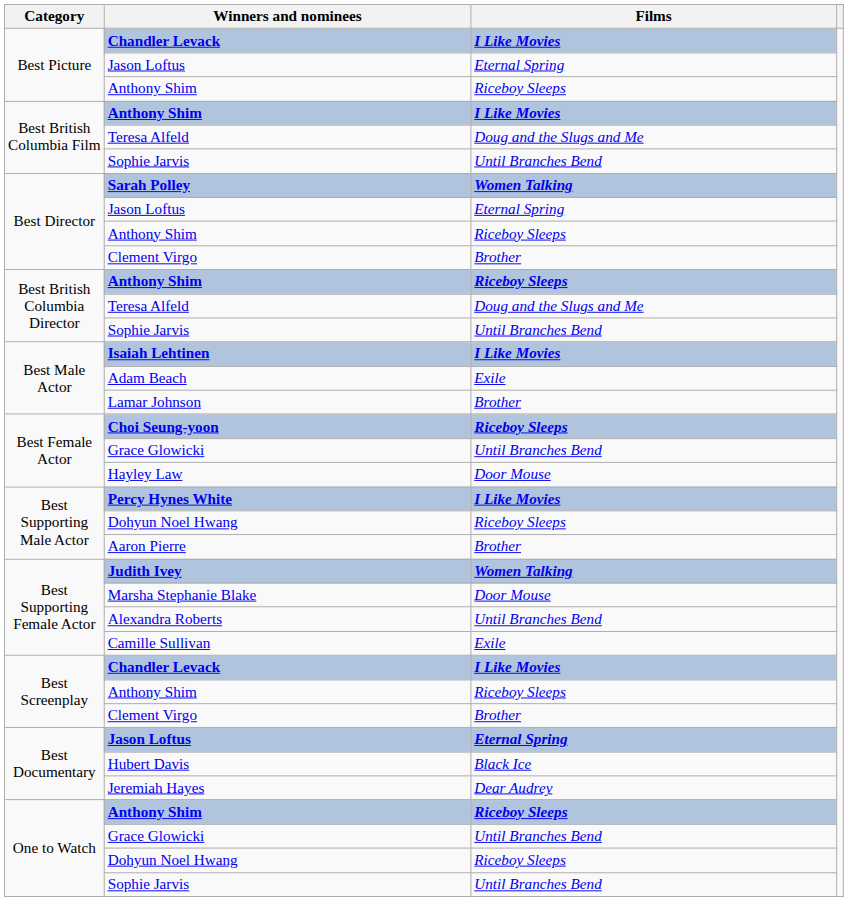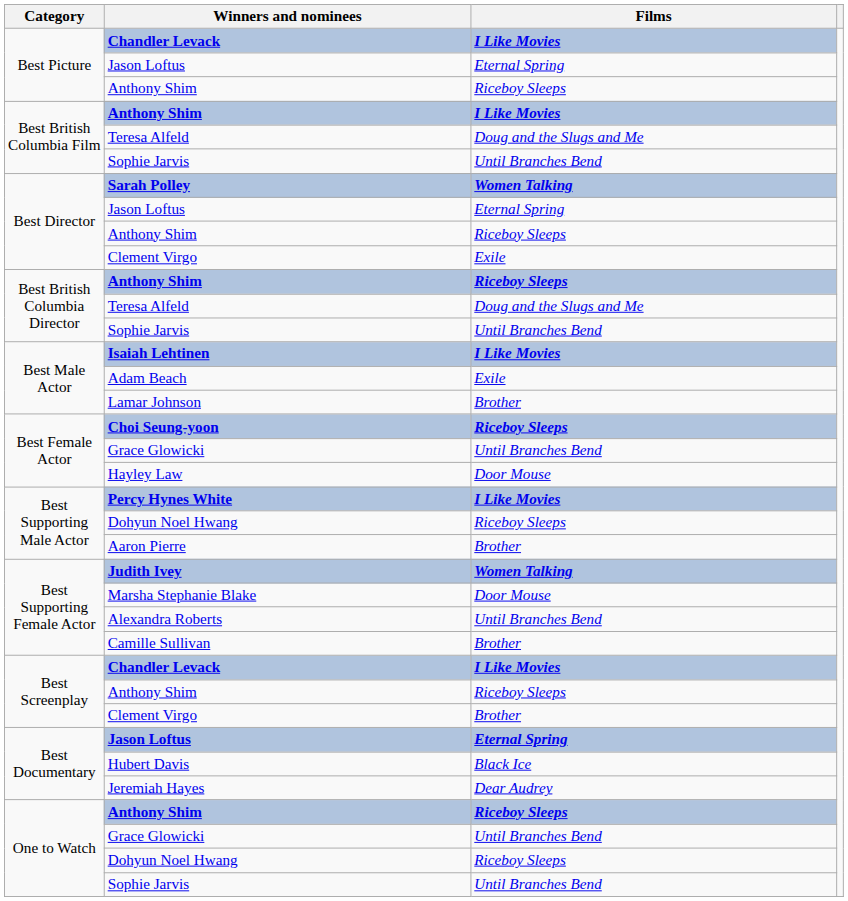(498, 257) Brother -> (490, 257) Exile
(490, 643) Exile -> (498, 643) Brother
